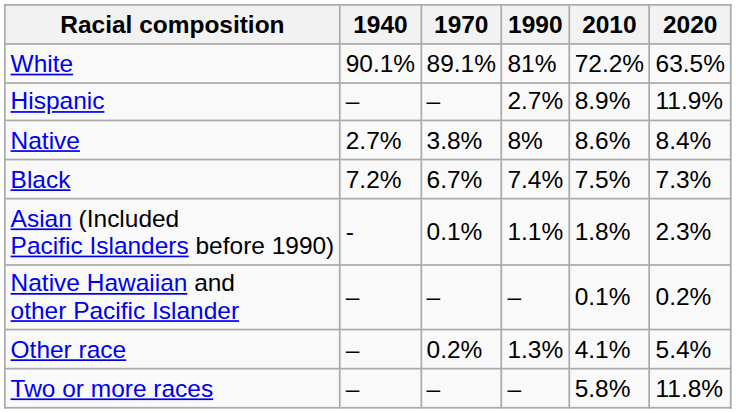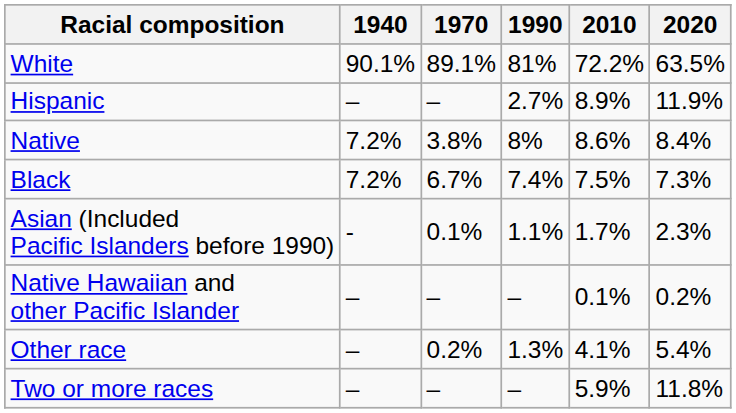(374, 141) 2.7% -> (374, 141) 7.2%
(603, 232) 1.8% -> (603, 232) 1.7%
(603, 388) 5.8% -> (603, 388) 5.9%
